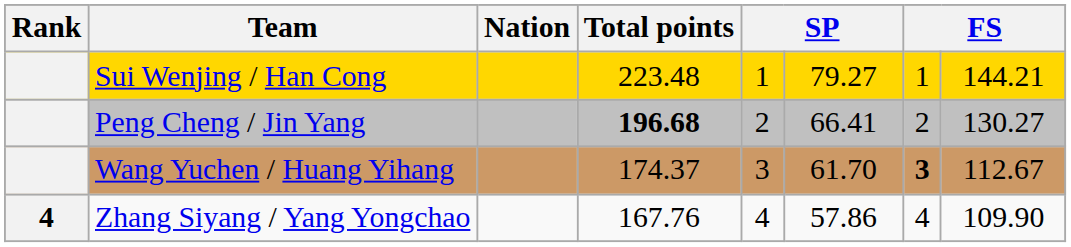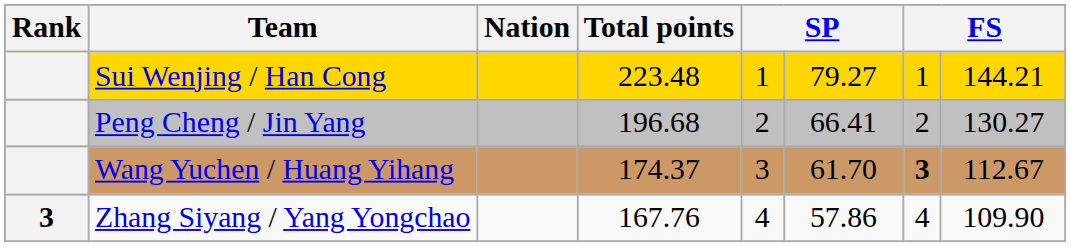(659, 122) bold -> (659, 122) normal
(47, 216) 4 -> (47, 216) 3
